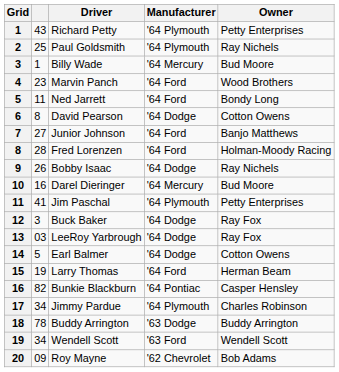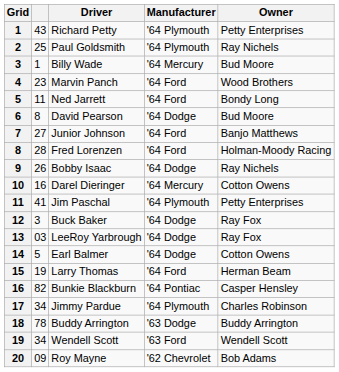(255, 116) Cotton Owens -> (247, 116) Bud Moore
(247, 185) Bud Moore -> (255, 185) Cotton Owens
